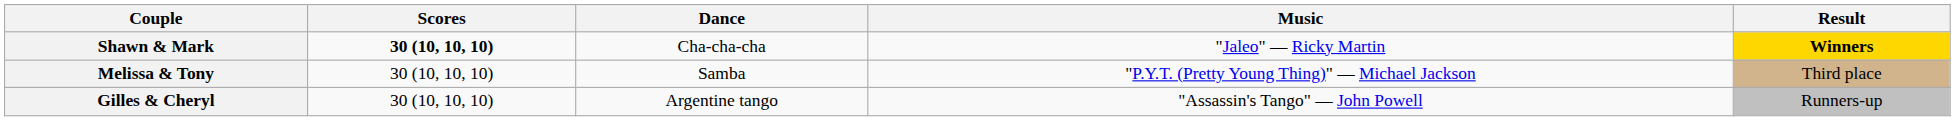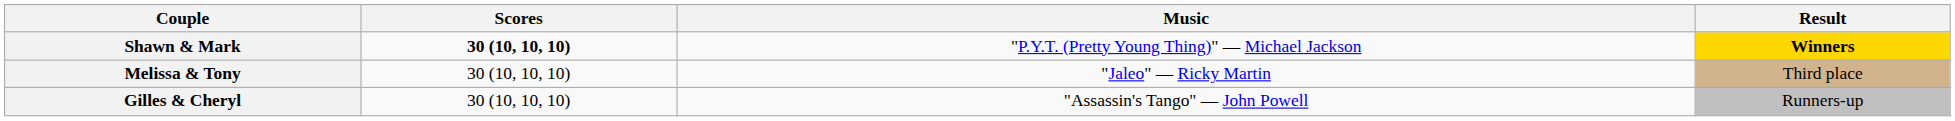- column: (722, 18)
(1300, 45) "Jaleo" — Ricky Martin -> (1186, 45) "P.Y.T. (Pretty Young Thing)" — Michael Jackson
(1300, 73) "P.Y.T. (Pretty Young Thing)" — Michael Jackson -> (1186, 73) "Jaleo" — Ricky Martin
